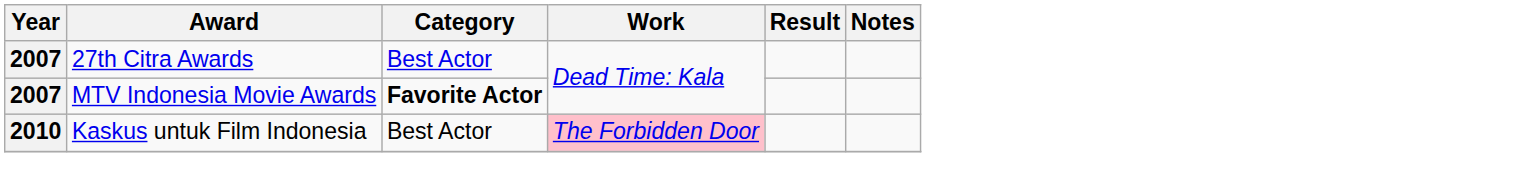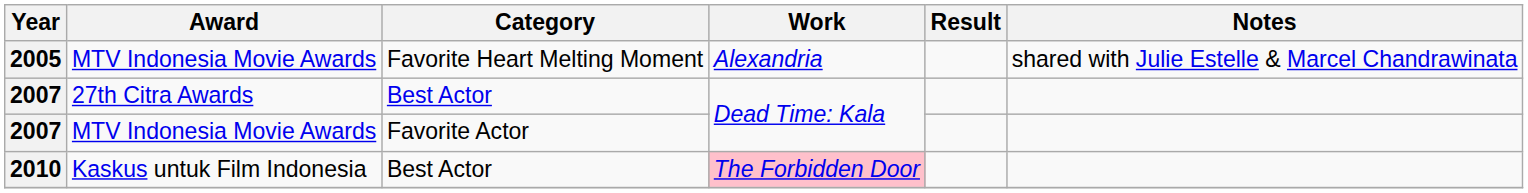+ row: (36, 59)
(465, 95) bold -> (458, 132) normal
